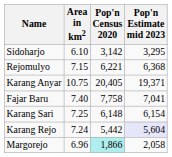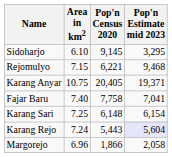(111, 52) 3,142 -> (111, 52) 9,145
(154, 67) 6,368 -> (154, 67) 9,468
(111, 129) 5,442 -> (111, 129) 5,443
(111, 145) paleturquoise background -> (111, 145) no background
